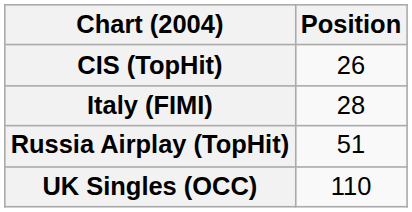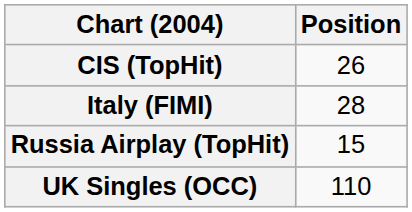(351, 145) 51 -> (351, 145) 15
